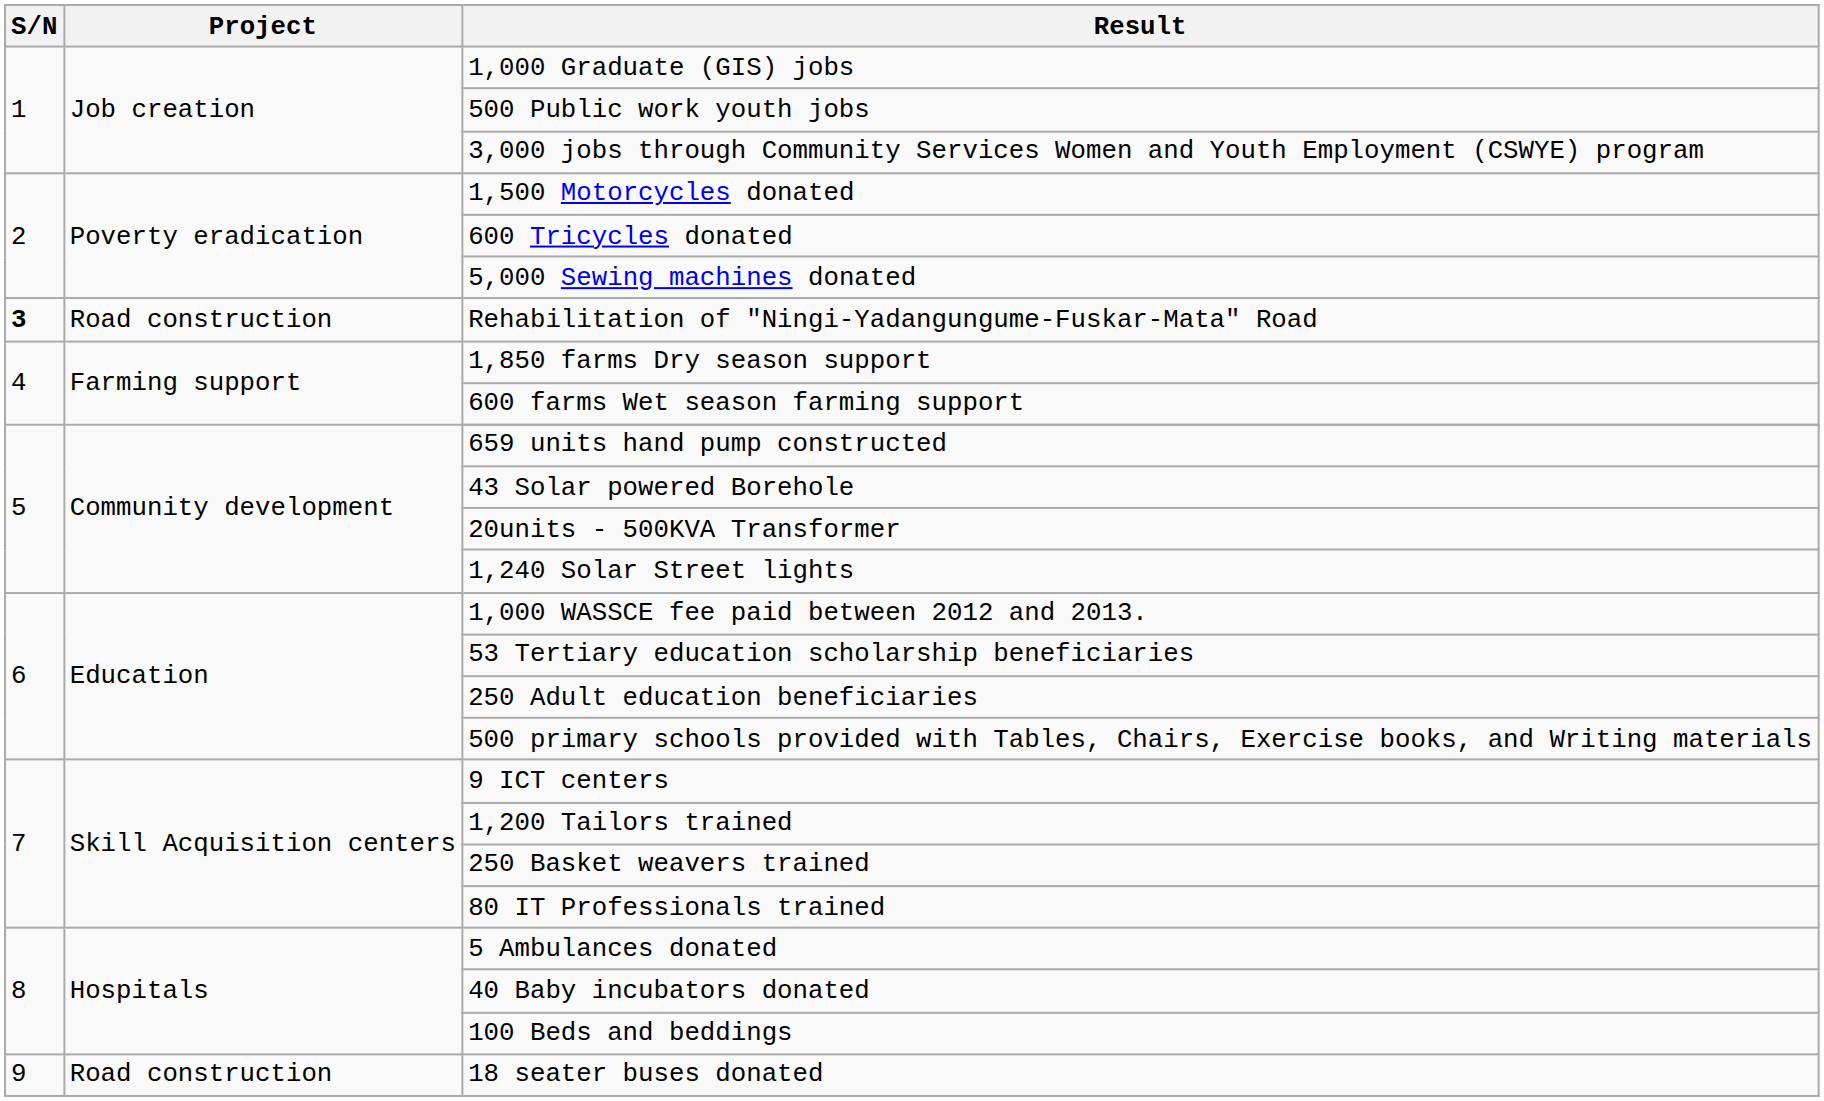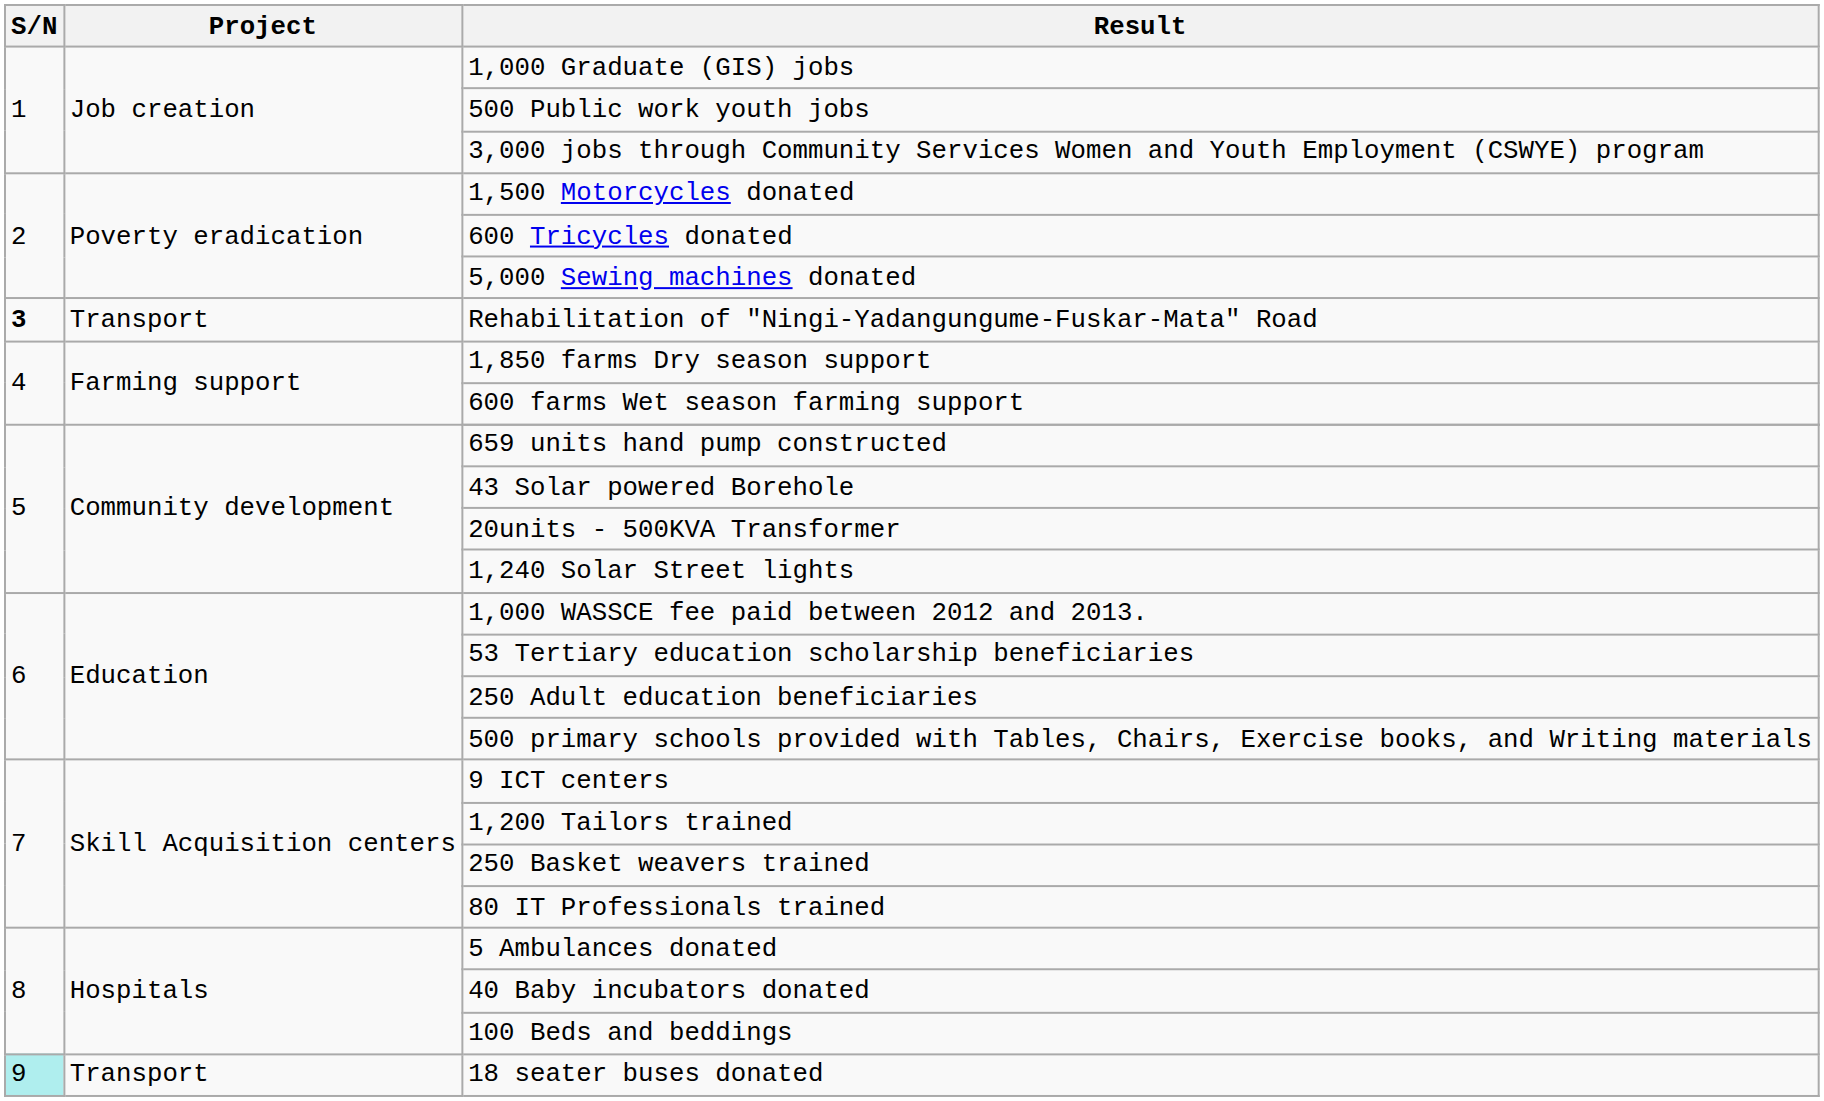(201, 320) Road construction -> (139, 320) Transport
(19, 1075) no background -> (19, 1075) paleturquoise background
(201, 1075) Road construction -> (139, 1075) Transport
